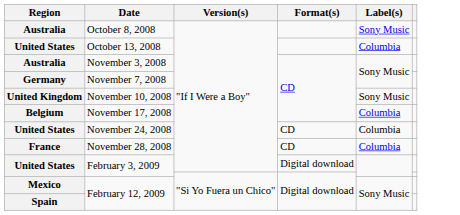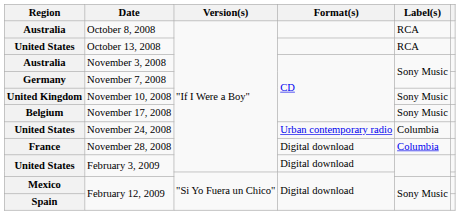(384, 29) Sony Music -> (408, 29) RCA
(380, 46) Columbia -> (408, 46) RCA
(380, 113) Columbia -> (422, 113) Sony Music
(288, 130) CD -> (336, 130) Urban contemporary radio
(288, 146) CD -> (317, 146) Digital download
